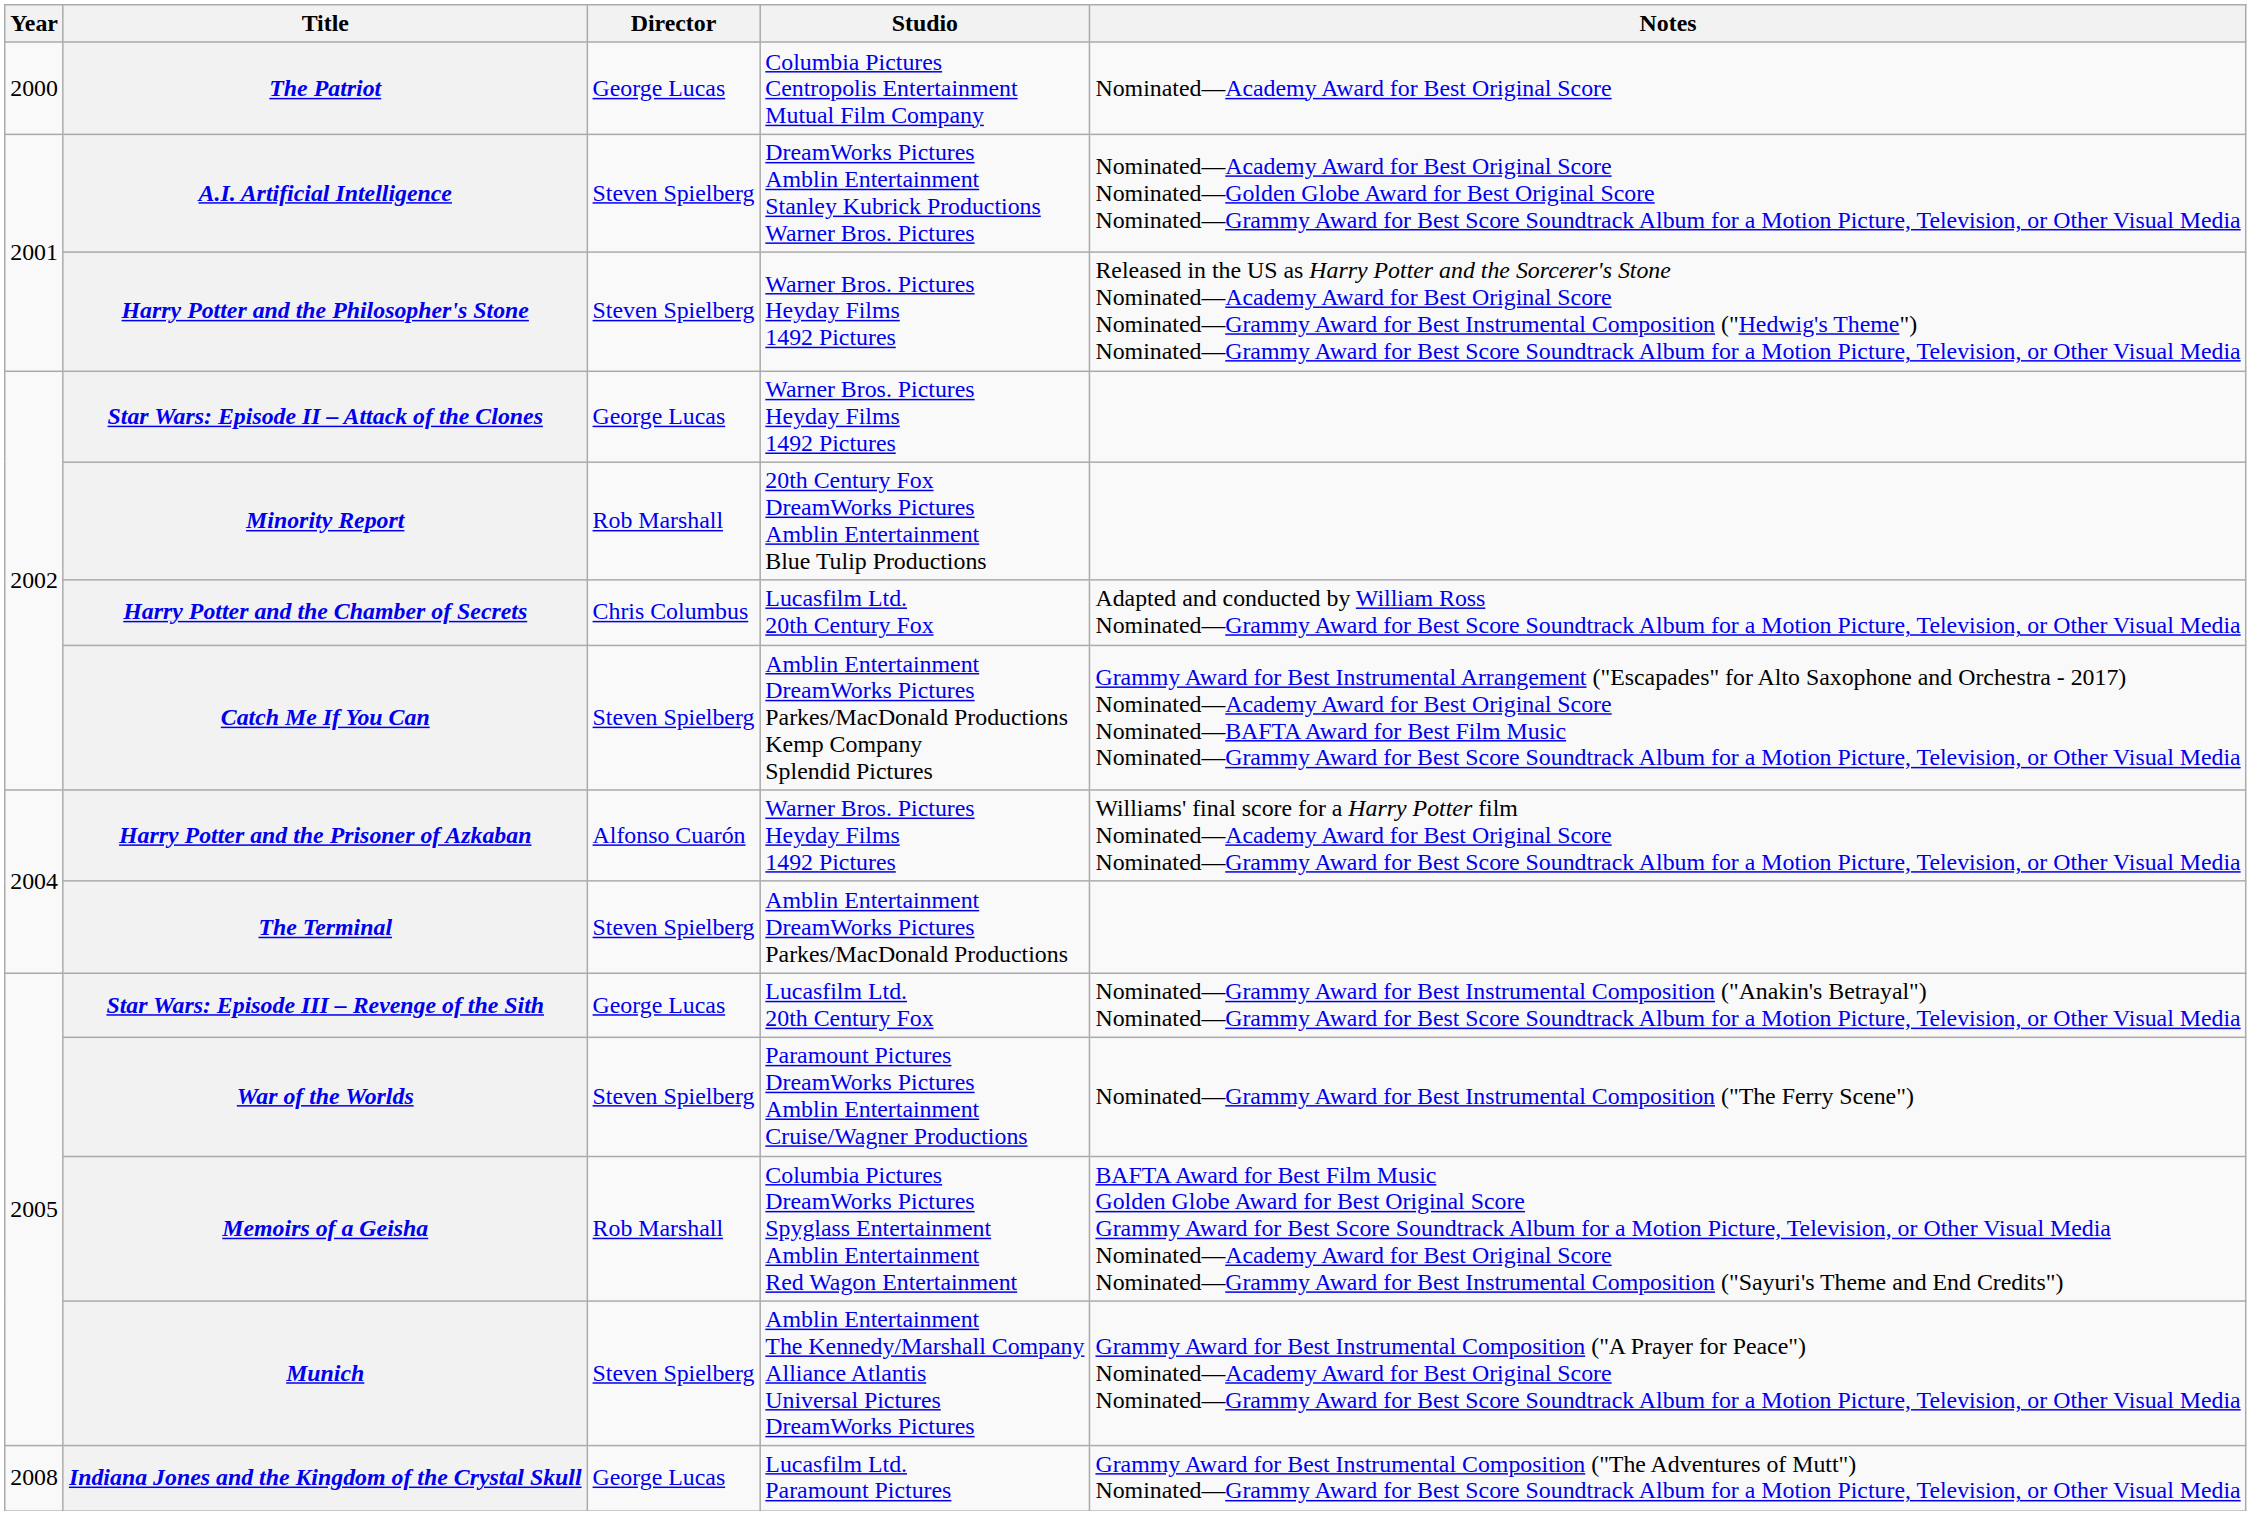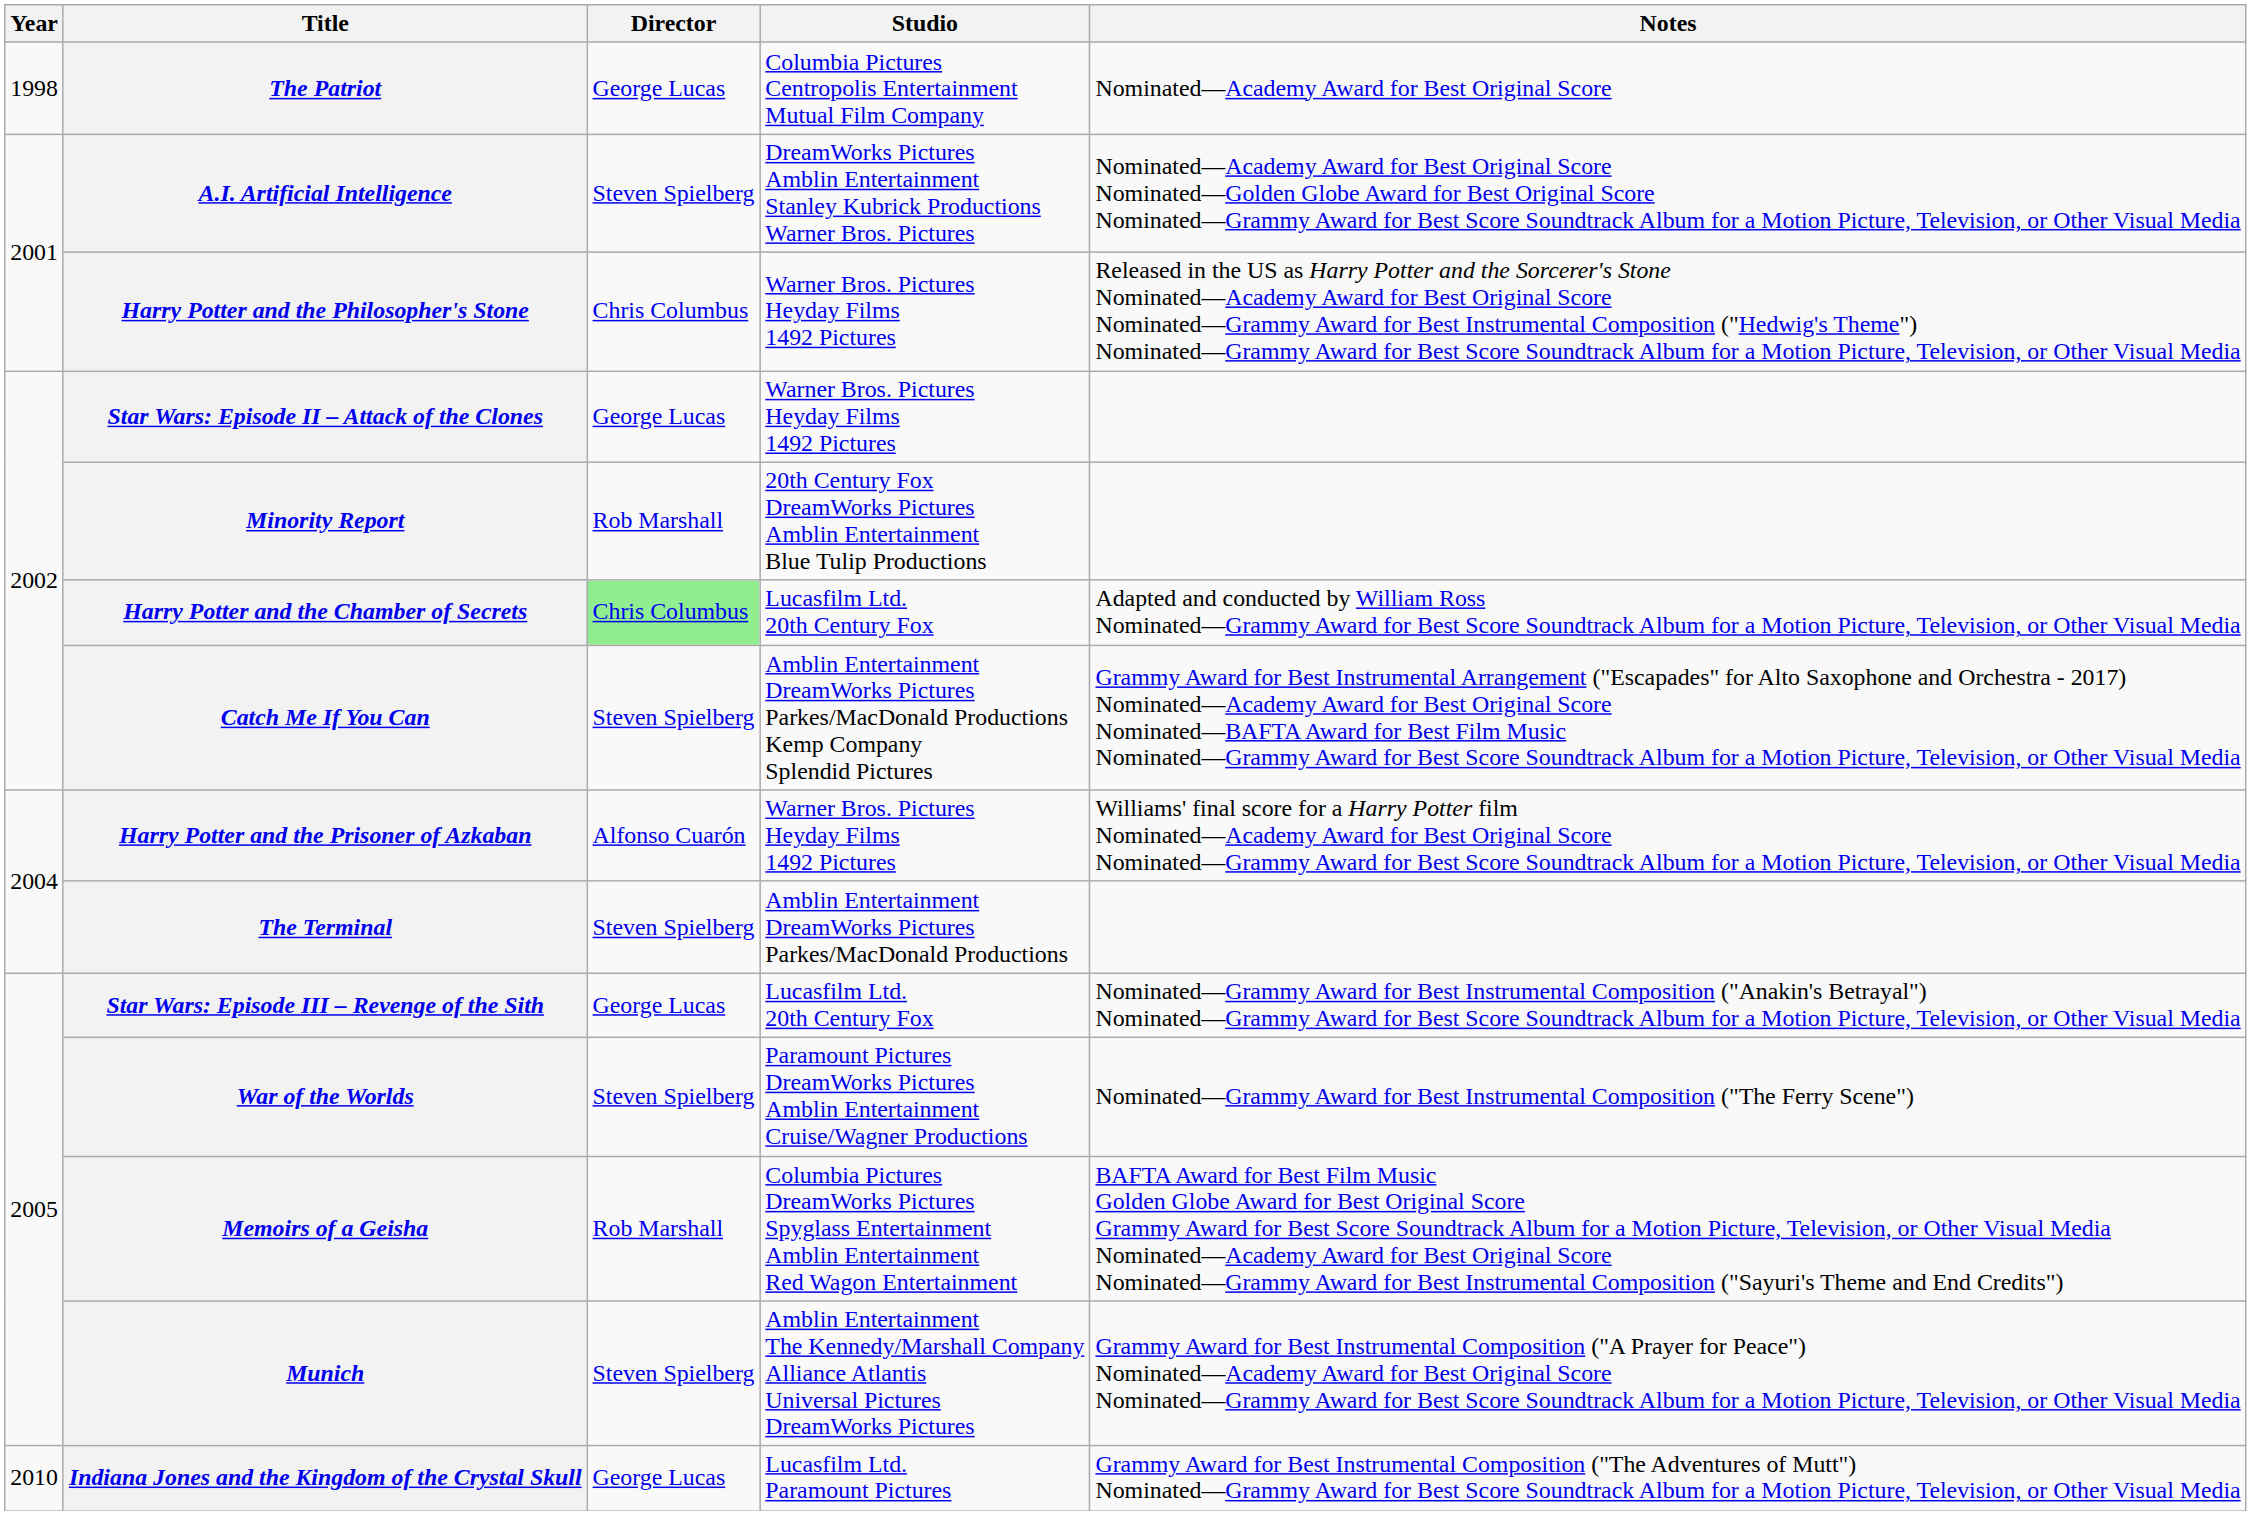(34, 88) 2000 -> (34, 88) 1998
(673, 311) Steven Spielberg -> (670, 311) Chris Columbus
(670, 612) no background -> (670, 612) lightgreen background
(34, 1478) 2008 -> (34, 1478) 2010
